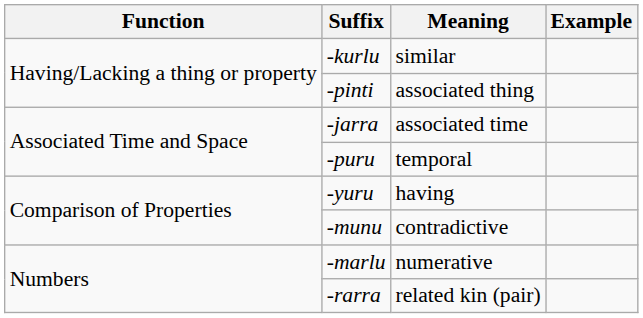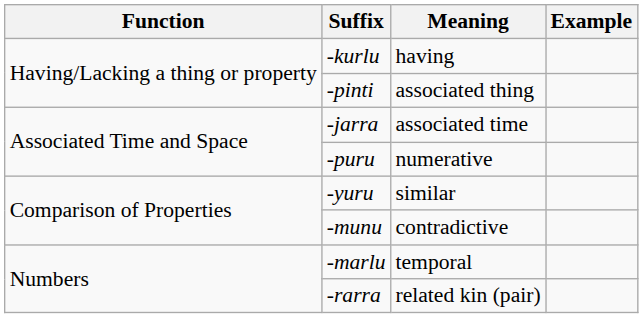(425, 55) similar -> (425, 55) having
(434, 158) temporal -> (444, 158) numerative
(425, 192) having -> (425, 192) similar
(444, 261) numerative -> (434, 261) temporal
